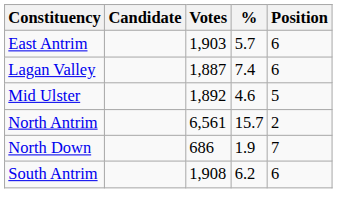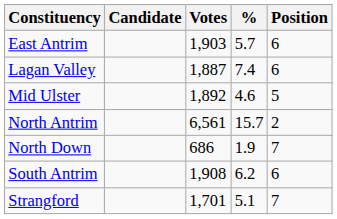+ row: (44, 200)
